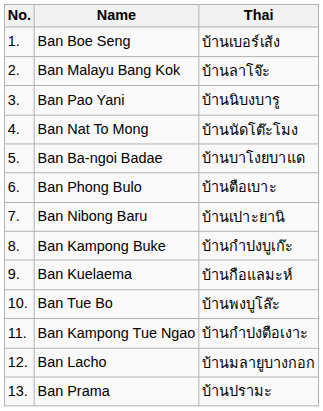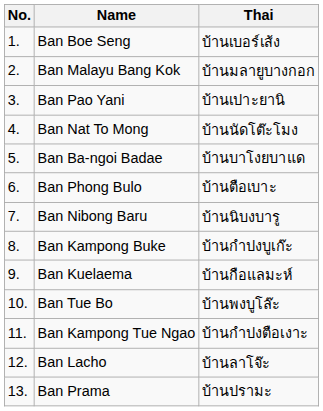(236, 71) บ้านลาโจ๊ะ -> (259, 71) บ้านมลายูบางกอก
(241, 100) บ้านนิบงบารู -> (243, 100) บ้านเปาะยานิ
(243, 217) บ้านเปาะยานิ -> (241, 217) บ้านนิบงบารู
(259, 362) บ้านมลายูบางกอก -> (236, 362) บ้านลาโจ๊ะ
